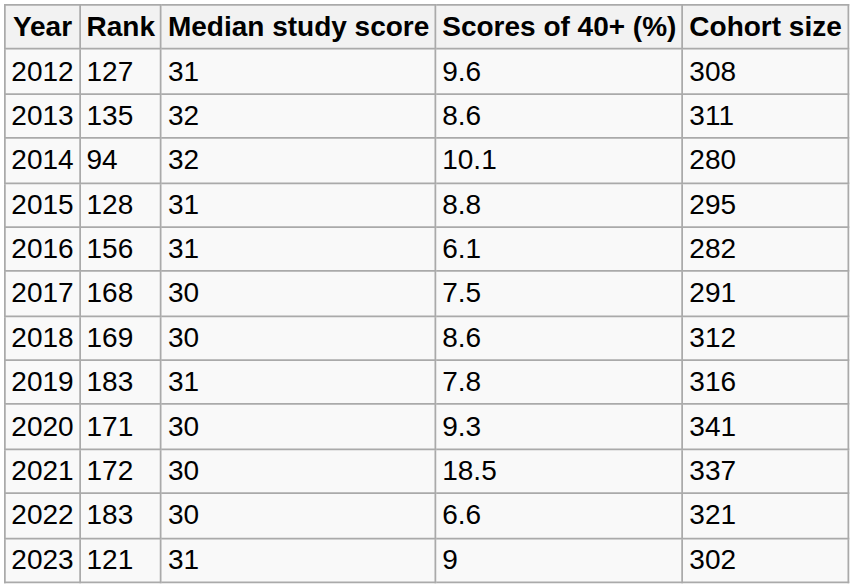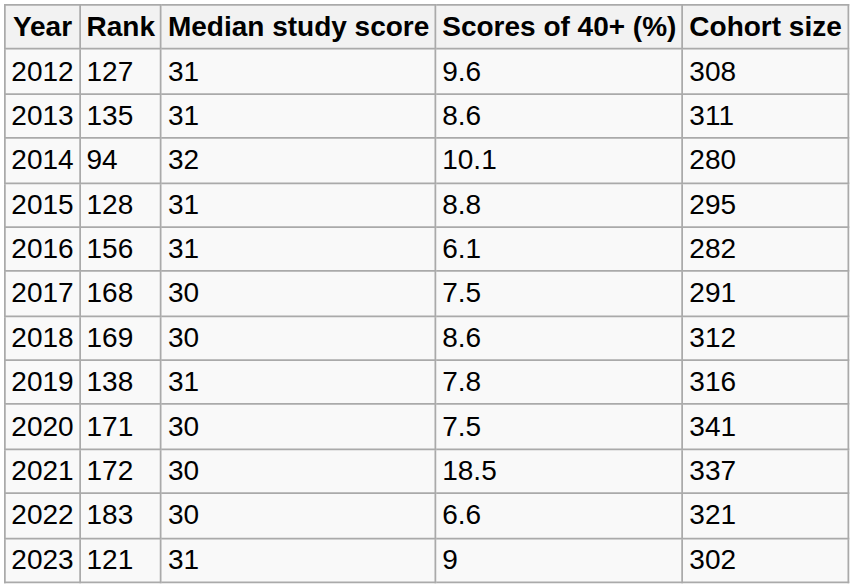(183, 115) 32 -> (183, 115) 31
(110, 381) 183 -> (110, 381) 138
(462, 426) 9.3 -> (462, 426) 7.5
